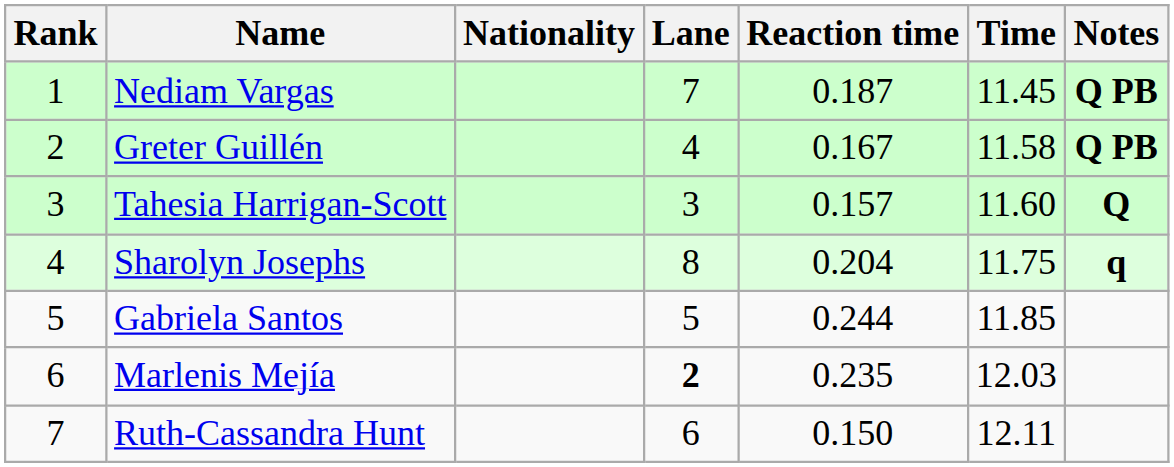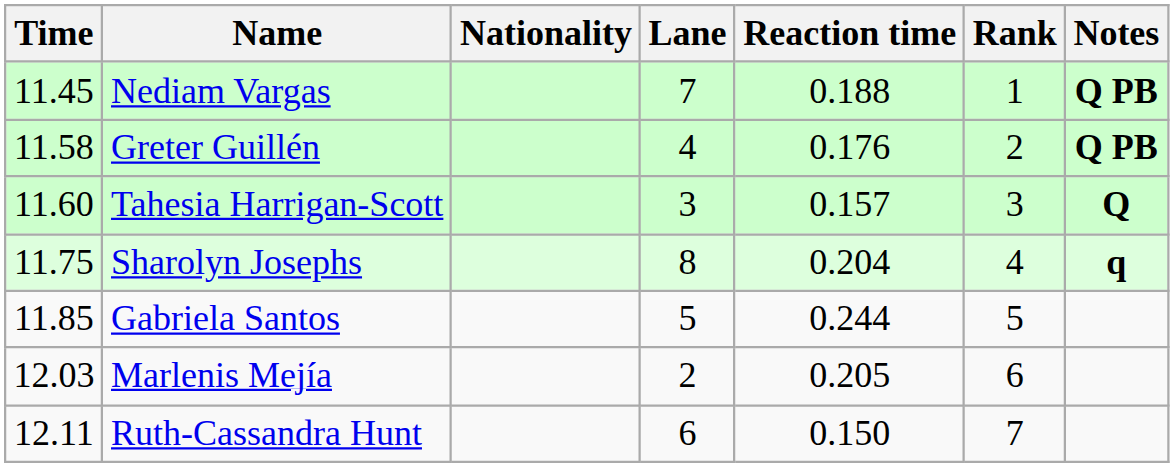columns swapped: (55, 33) <-> (1016, 33)
(853, 90) 0.187 -> (850, 90) 0.188
(853, 147) 0.167 -> (850, 147) 0.176
(691, 375) bold -> (688, 375) normal
(853, 375) 0.235 -> (850, 375) 0.205
